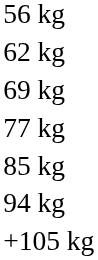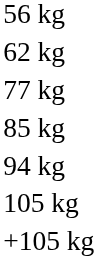- row: (34, 89)
+ row: (41, 203)
